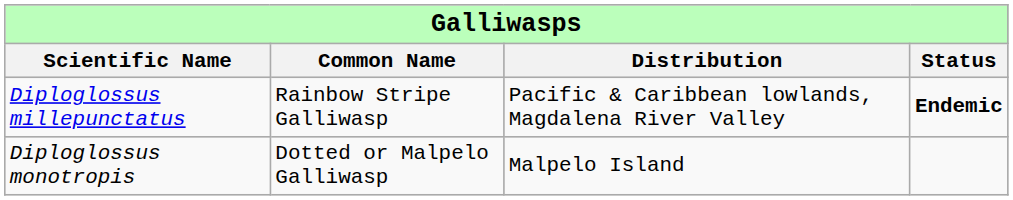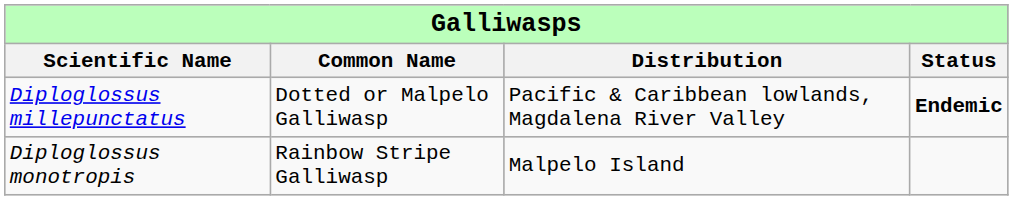(363, 107) Rainbow Stripe Galliwasp -> (382, 107) Dotted or Malpelo Galliwasp
(382, 165) Dotted or Malpelo Galliwasp -> (363, 165) Rainbow Stripe Galliwasp
